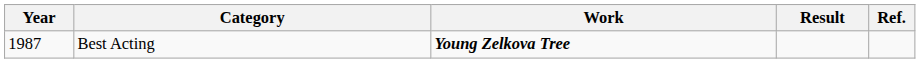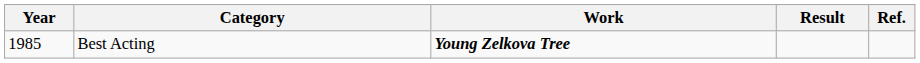(25, 43) 1987 -> (25, 43) 1985
